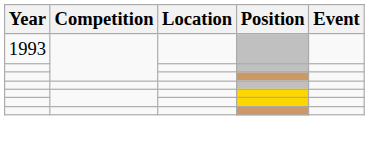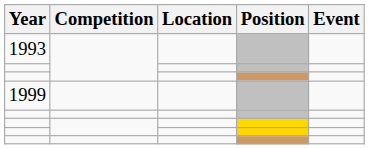+ row: (27, 95)
